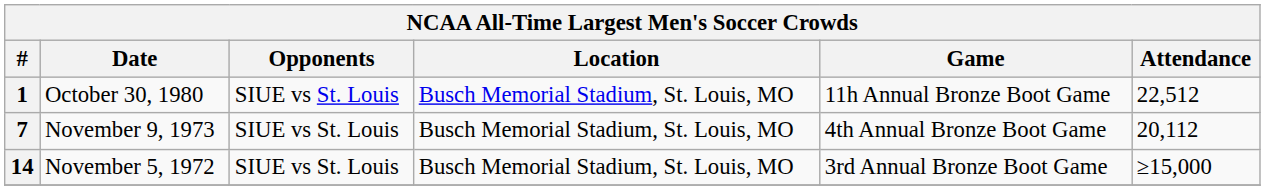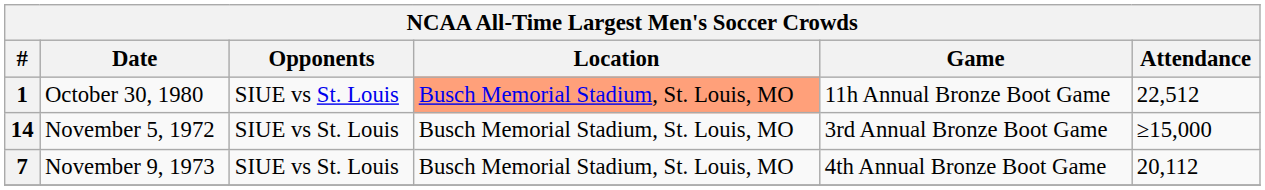(606, 94) no background -> (606, 94) lightsalmon background
rows swapped: (22, 130) <-> (22, 166)
